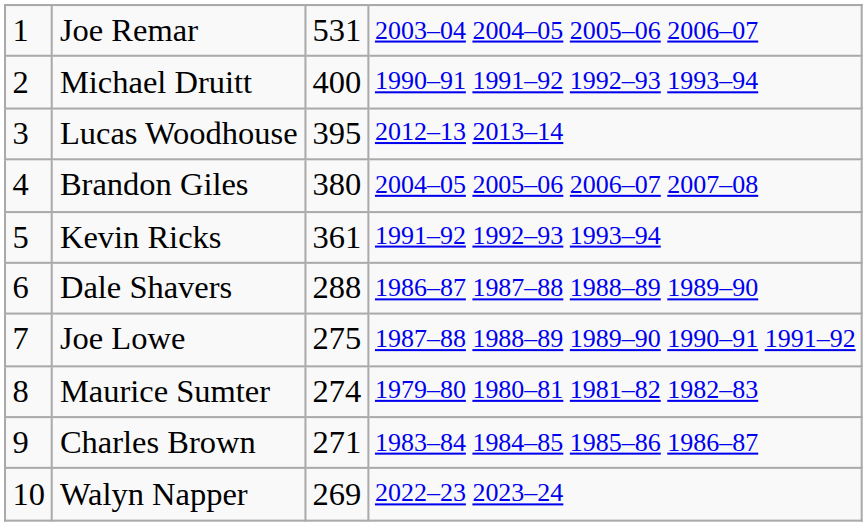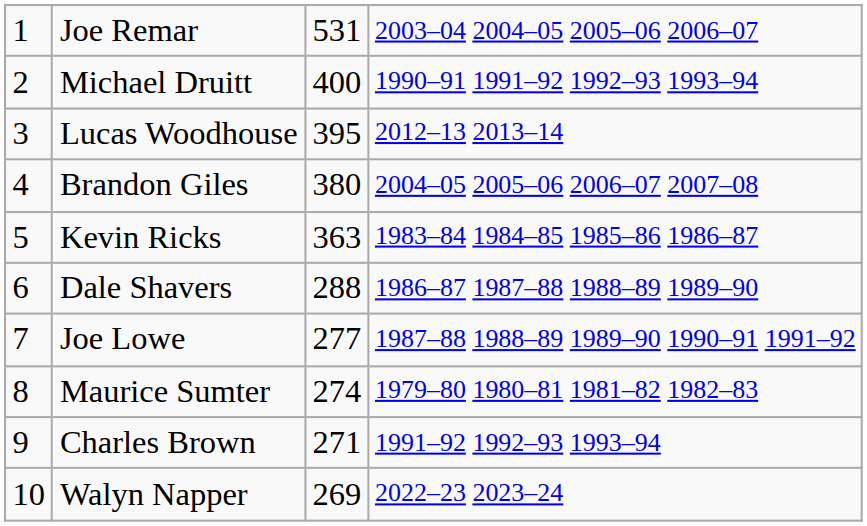(337, 236) 361 -> (337, 236) 363
(518, 236) 1991–92 1992–93 1993–94 -> (567, 236) 1983–84 1984–85 1985–86 1986–87
(337, 339) 275 -> (337, 339) 277
(567, 442) 1983–84 1984–85 1985–86 1986–87 -> (518, 442) 1991–92 1992–93 1993–94
